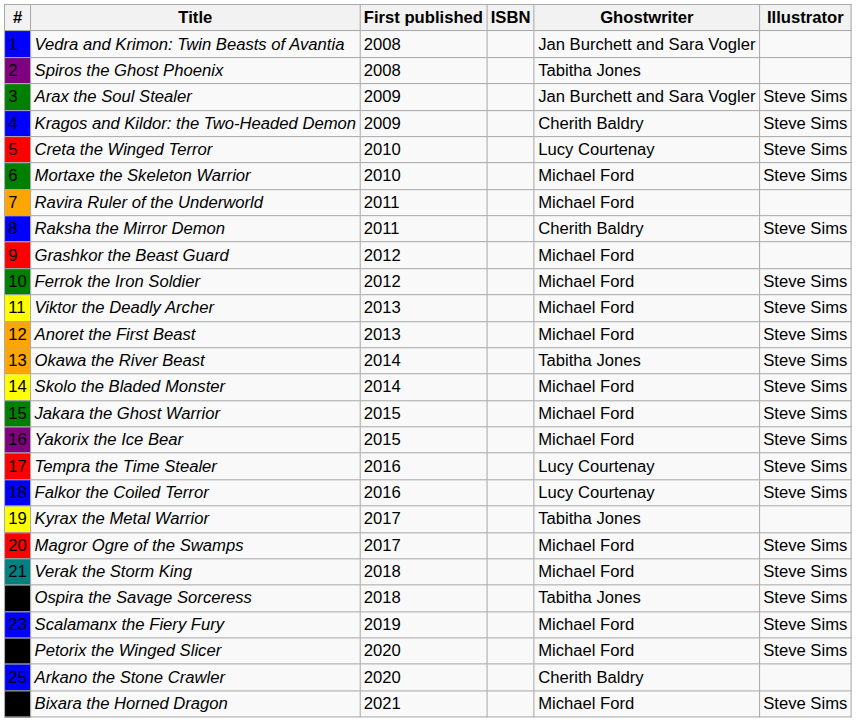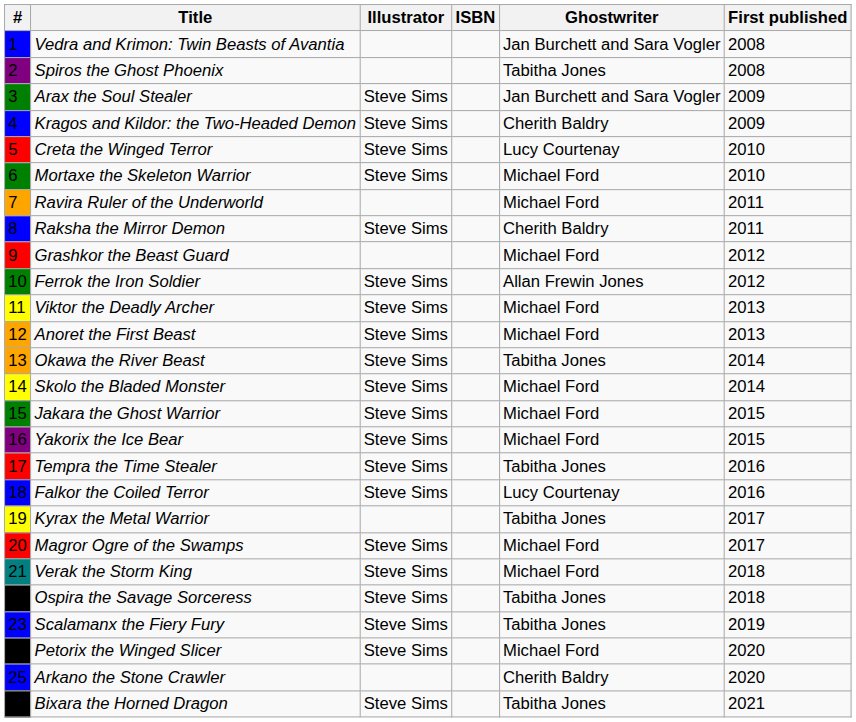columns swapped: (423, 17) <-> (805, 17)
(586, 281) Michael Ford -> (573, 281) Allan Frewin Jones
(596, 466) Lucy Courtenay -> (554, 466) Tabitha Jones
(586, 624) Michael Ford -> (554, 624) Tabitha Jones
(586, 703) Michael Ford -> (554, 703) Tabitha Jones
